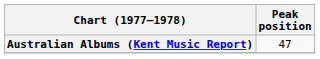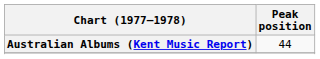(285, 44) 47 -> (285, 44) 44
